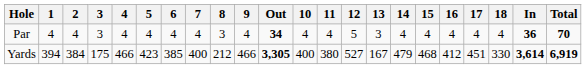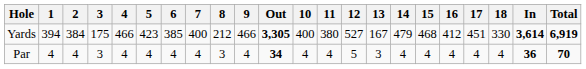rows swapped: (22, 53) <-> (22, 34)
